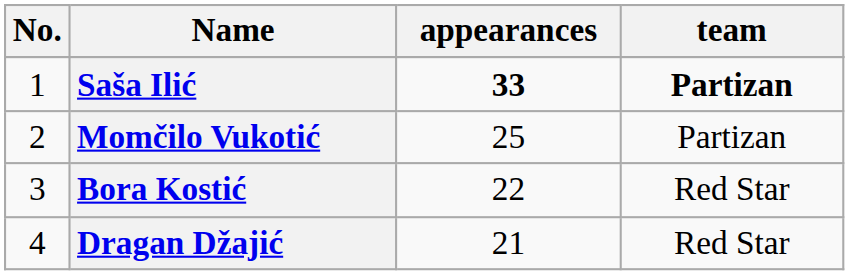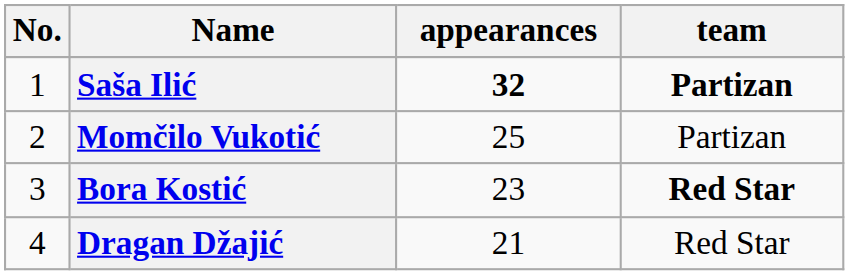(508, 83) 33 -> (508, 83) 32
(508, 189) 22 -> (508, 189) 23
(732, 189) normal -> (732, 189) bold
